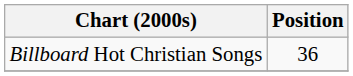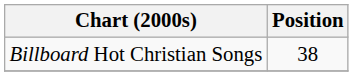(308, 53) 36 -> (308, 53) 38
